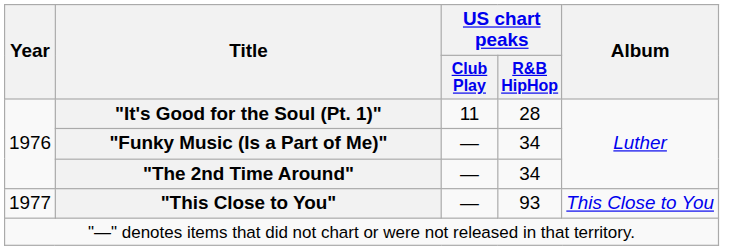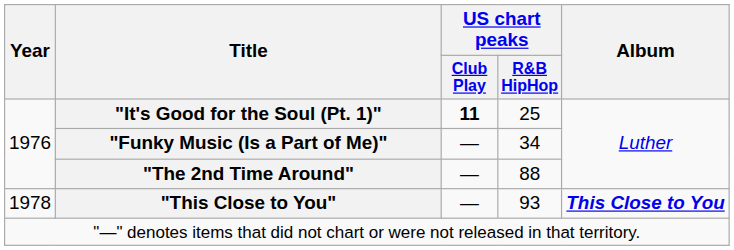(469, 113) normal -> (469, 113) bold
(530, 113) 28 -> (530, 113) 25
(530, 173) 34 -> (530, 173) 88
(30, 203) 1977 -> (30, 203) 1978
(640, 203) normal -> (646, 203) bold
